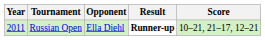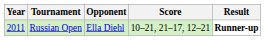columns swapped: (219, 12) <-> (153, 12)
